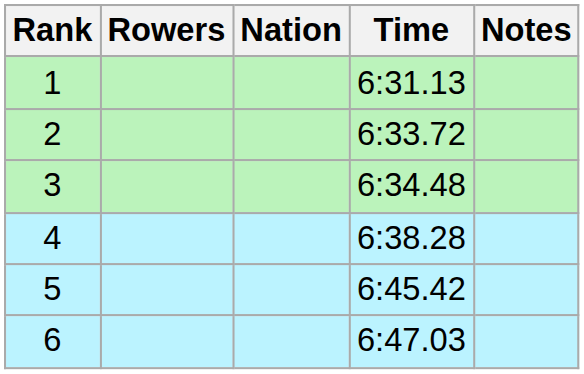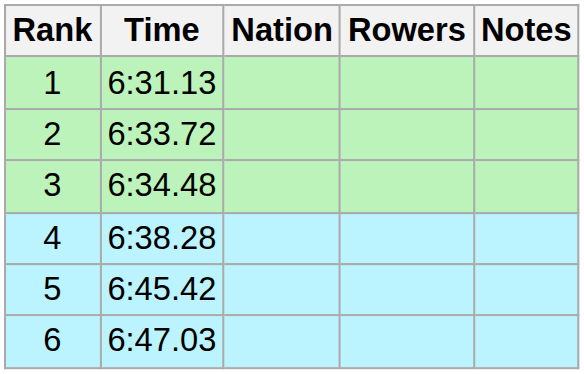columns swapped: (166, 30) <-> (411, 30)
